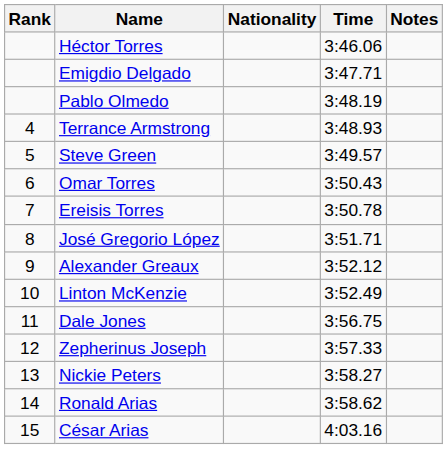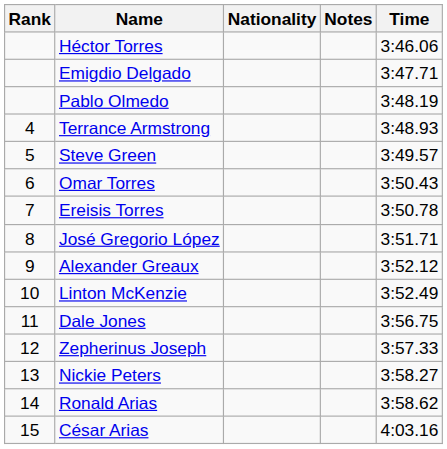columns swapped: (353, 18) <-> (414, 18)
